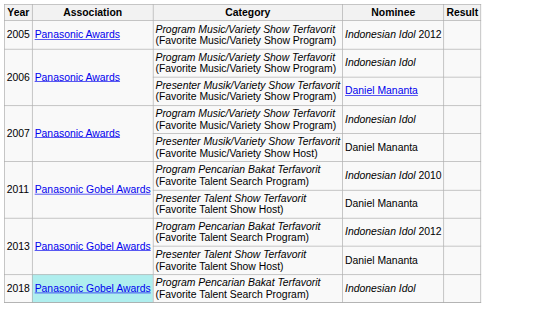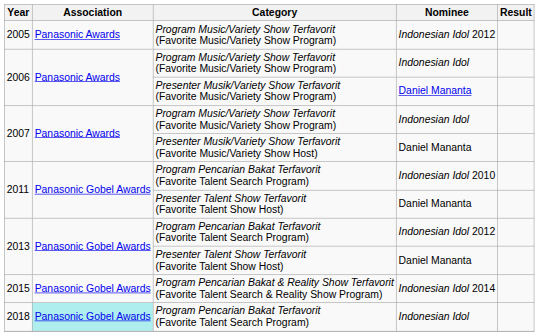+ row: (18, 288)
